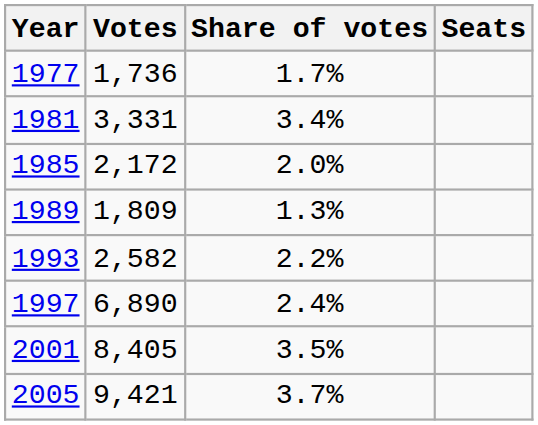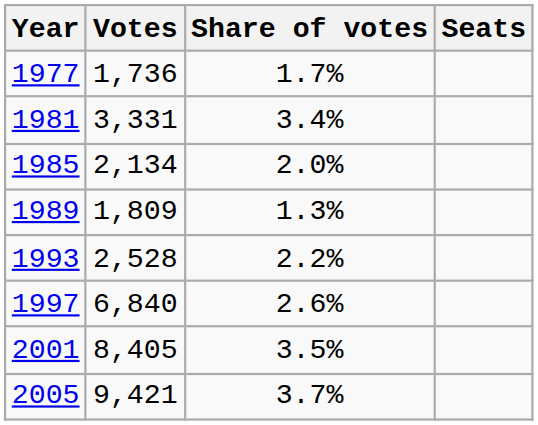(135, 166) 2,172 -> (135, 166) 2,134
(135, 258) 2,582 -> (135, 258) 2,528
(135, 304) 6,890 -> (135, 304) 6,840
(310, 304) 2.4% -> (310, 304) 2.6%
